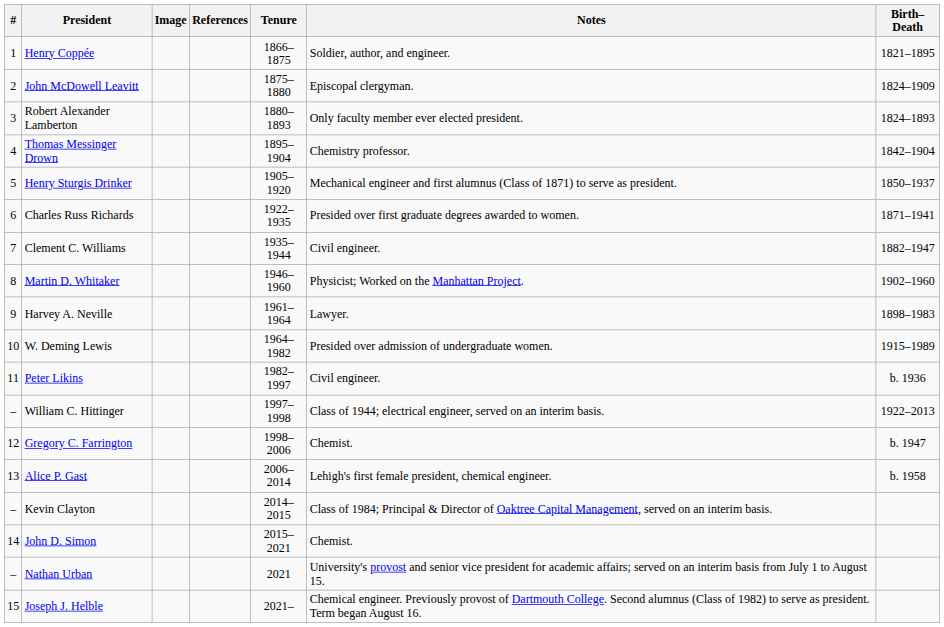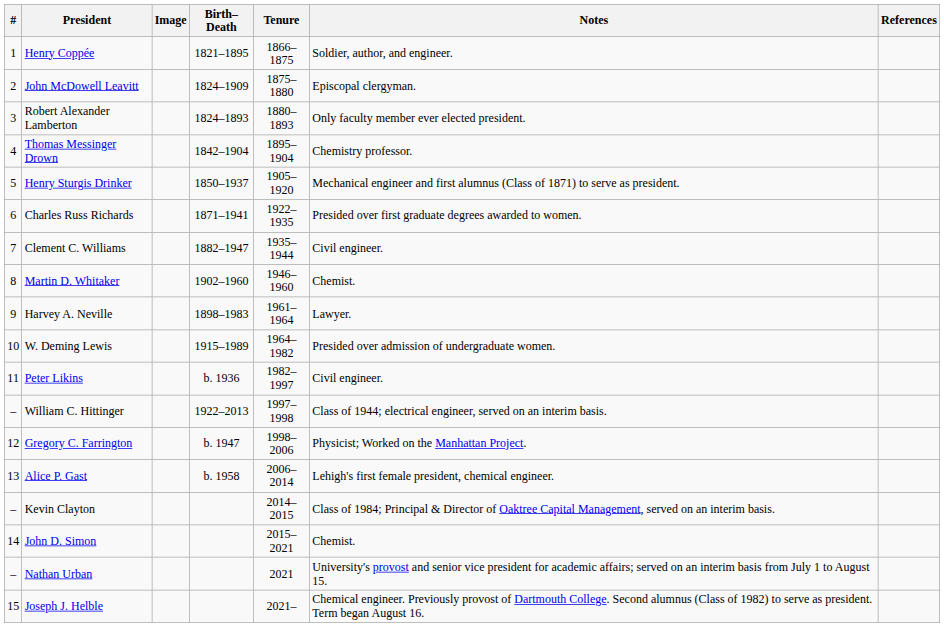columns swapped: (908, 20) <-> (220, 20)
(417, 281) Physicist; Worked on the Manhattan Project. -> (334, 281) Chemist.
(331, 443) Chemist. -> (419, 443) Physicist; Worked on the Manhattan Project.
